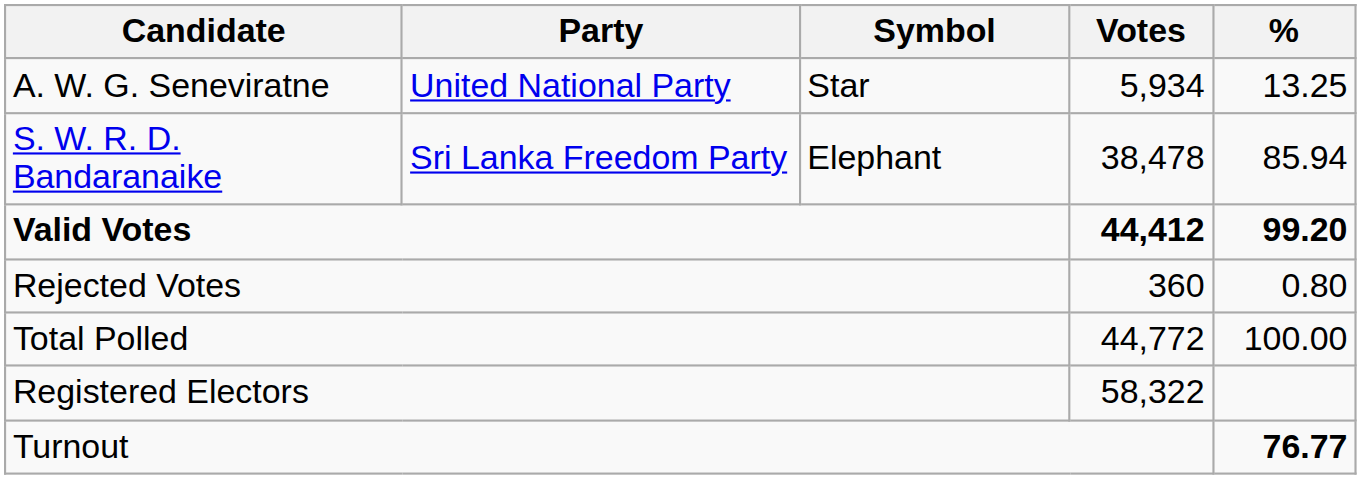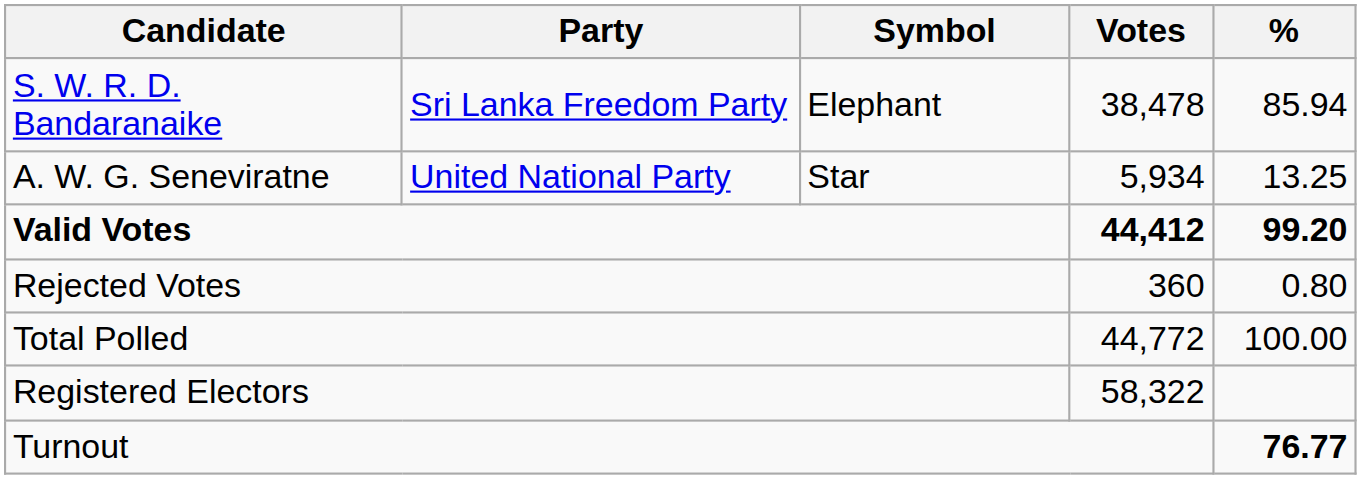rows swapped: (118, 158) <-> (171, 85)
